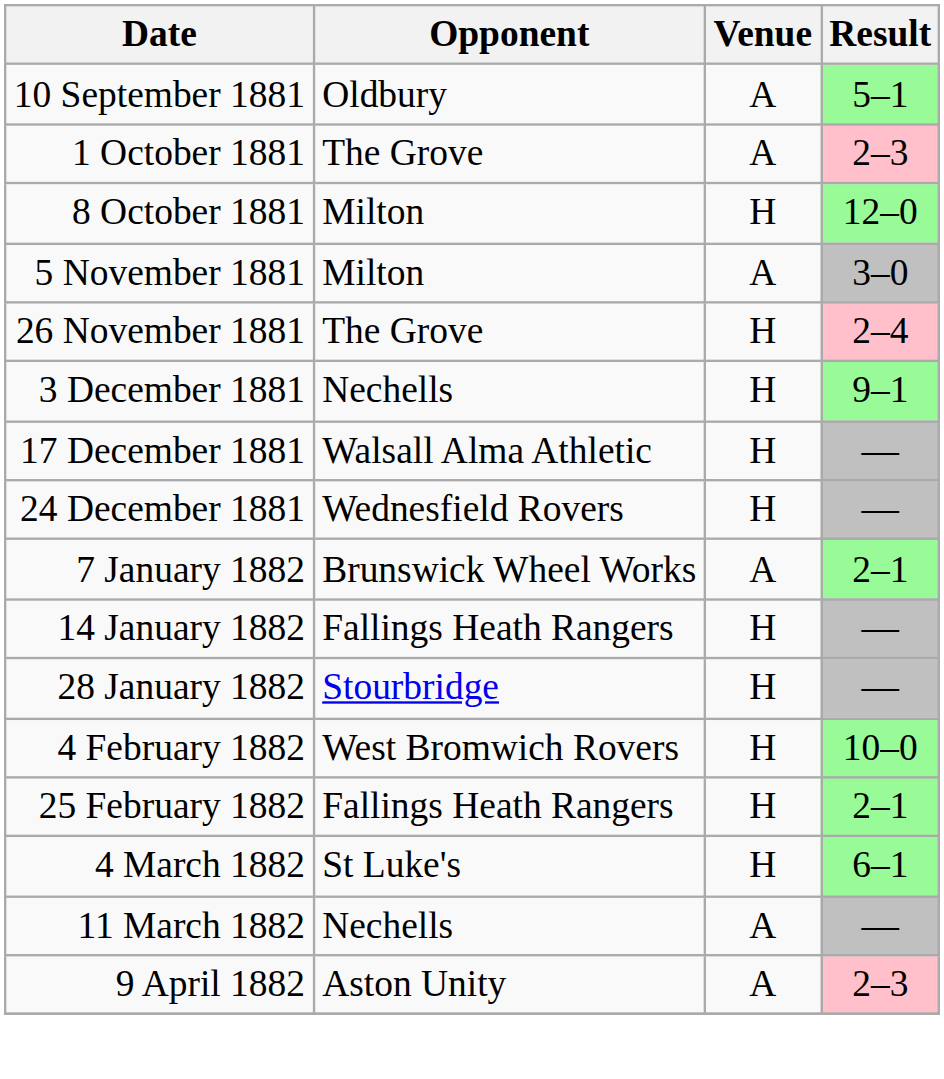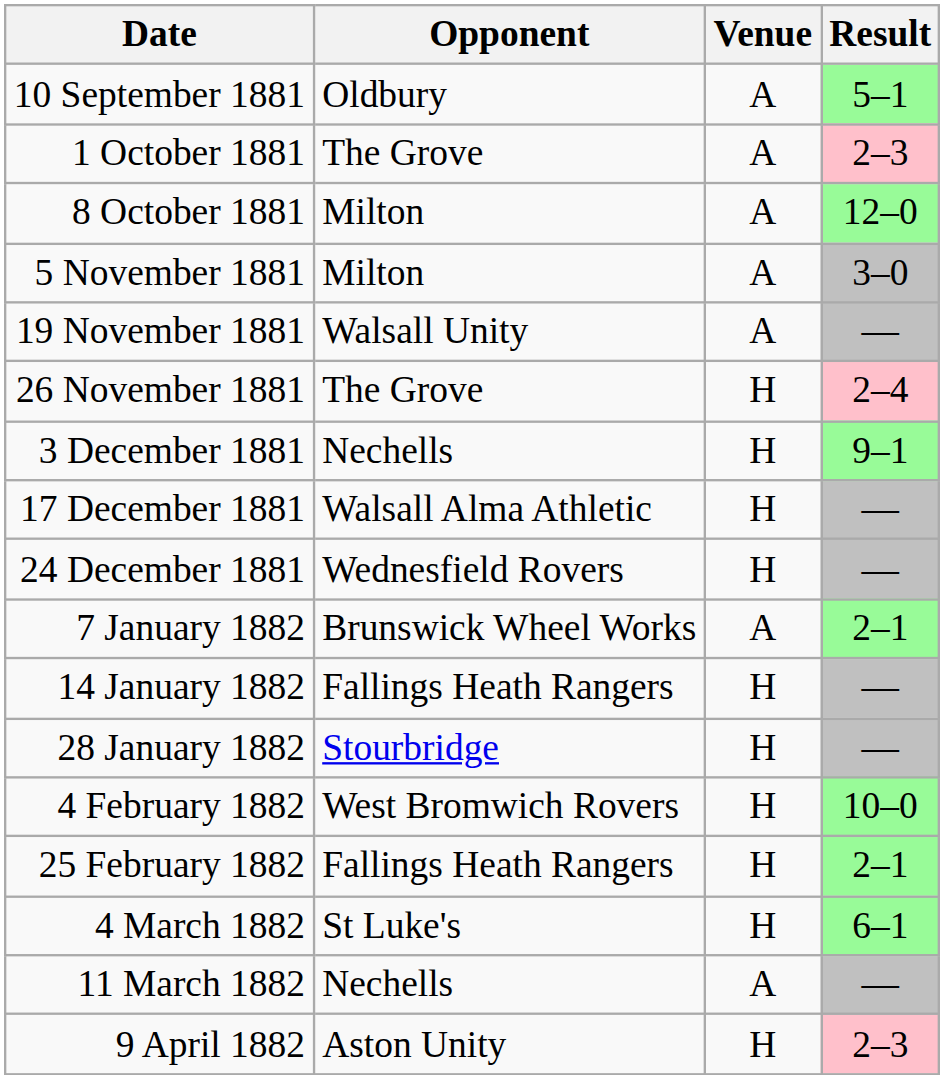(763, 212) H -> (763, 212) A
+ row: (160, 331)
(763, 984) A -> (763, 1043) H
